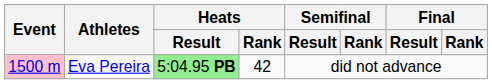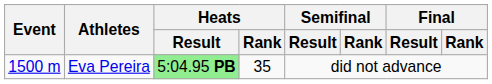(34, 67) pink background -> (34, 67) no background
(262, 67) 42 -> (262, 67) 35
